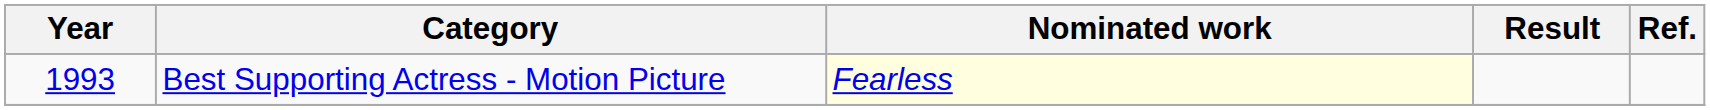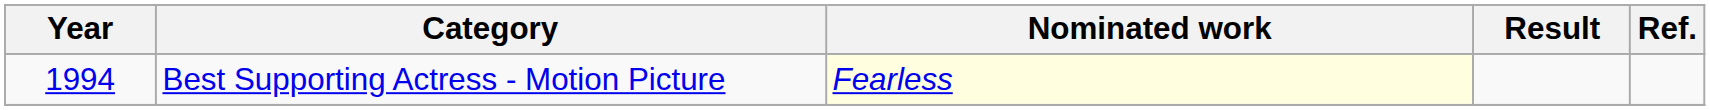(80, 79) 1993 -> (80, 79) 1994
